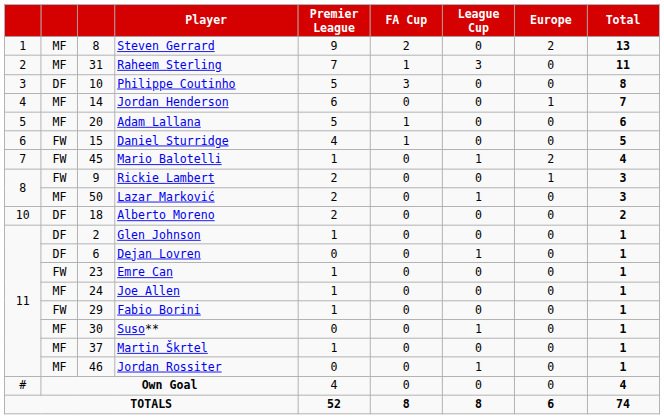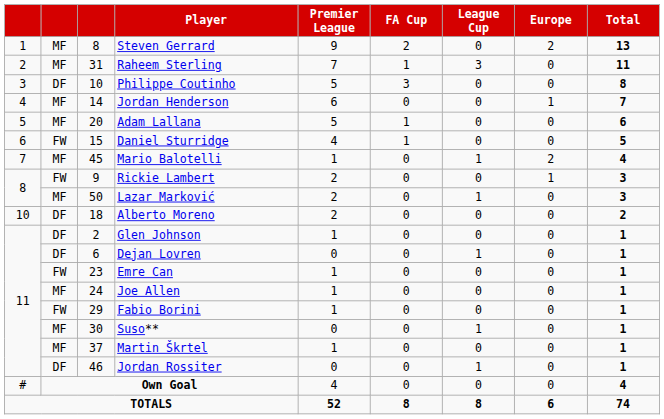(59, 159) FW -> (59, 159) MF
(59, 367) MF -> (59, 367) DF
